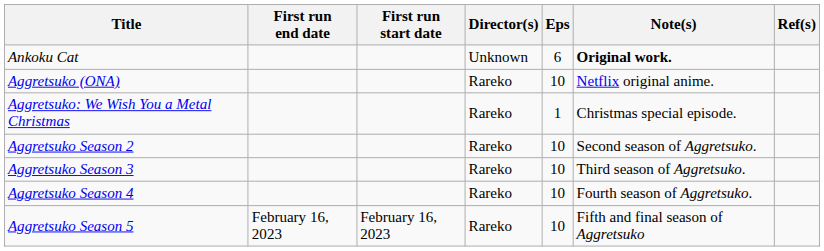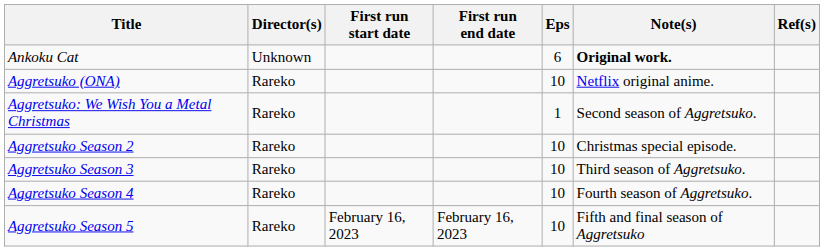columns swapped: (504, 24) <-> (303, 24)
(657, 113) Christmas special episode. -> (667, 113) Second season of Aggretsuko.
(667, 145) Second season of Aggretsuko. -> (657, 145) Christmas special episode.
